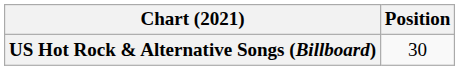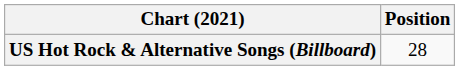(418, 49) 30 -> (418, 49) 28
